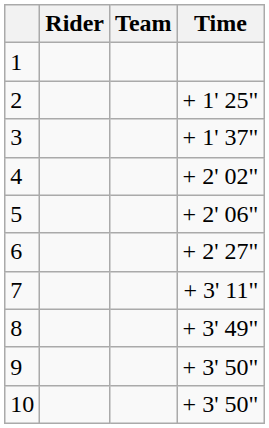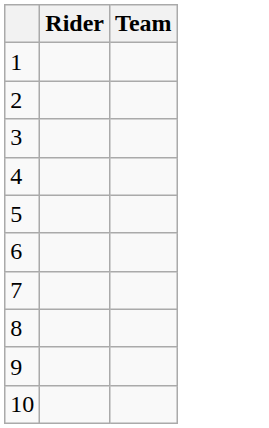- column: (220, 23)
